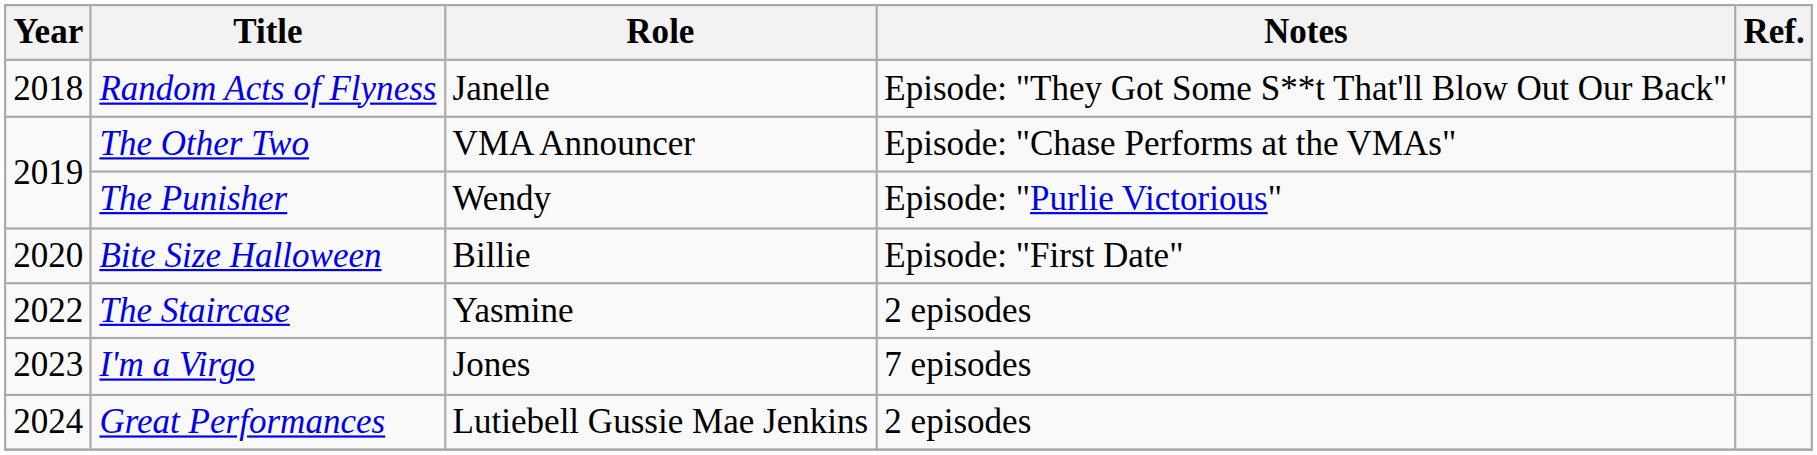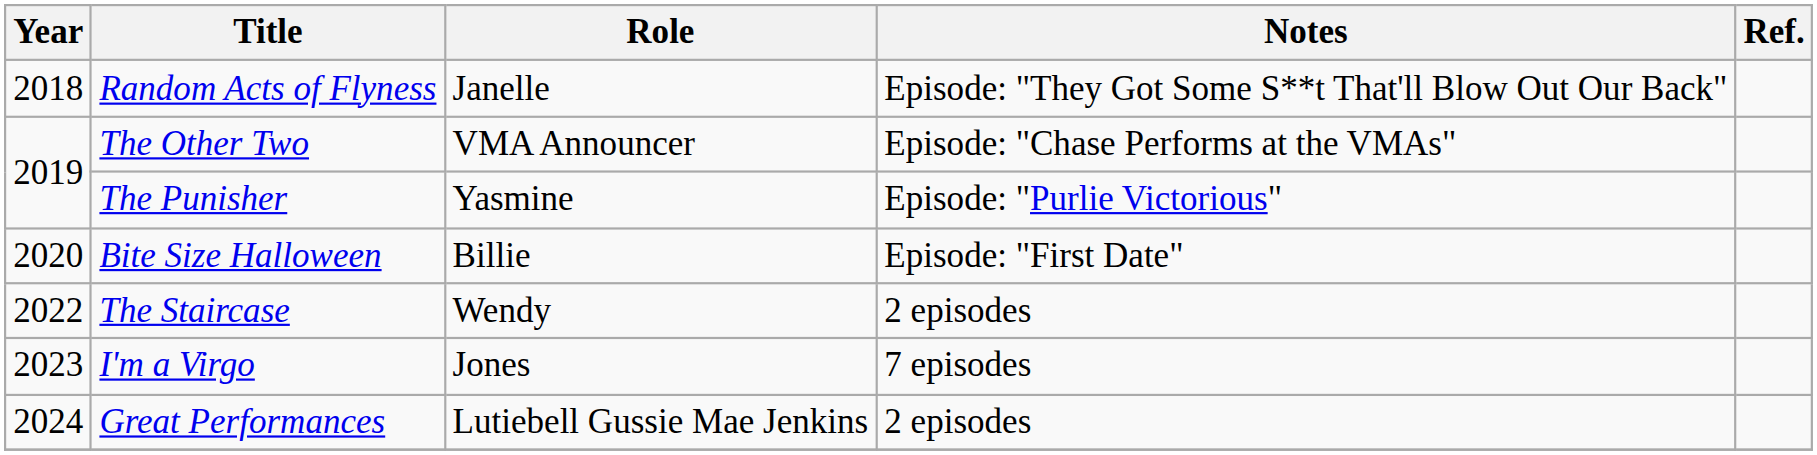(502, 198) Wendy -> (513, 198) Yasmine
(513, 310) Yasmine -> (502, 310) Wendy
